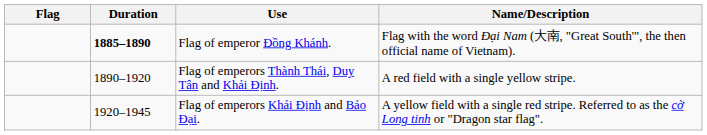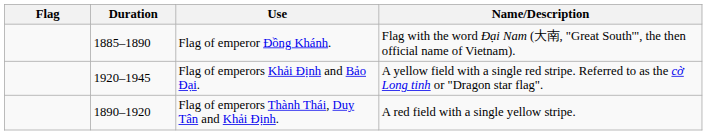(122, 42) bold -> (122, 42) normal
rows swapped: (266, 78) <-> (272, 112)
